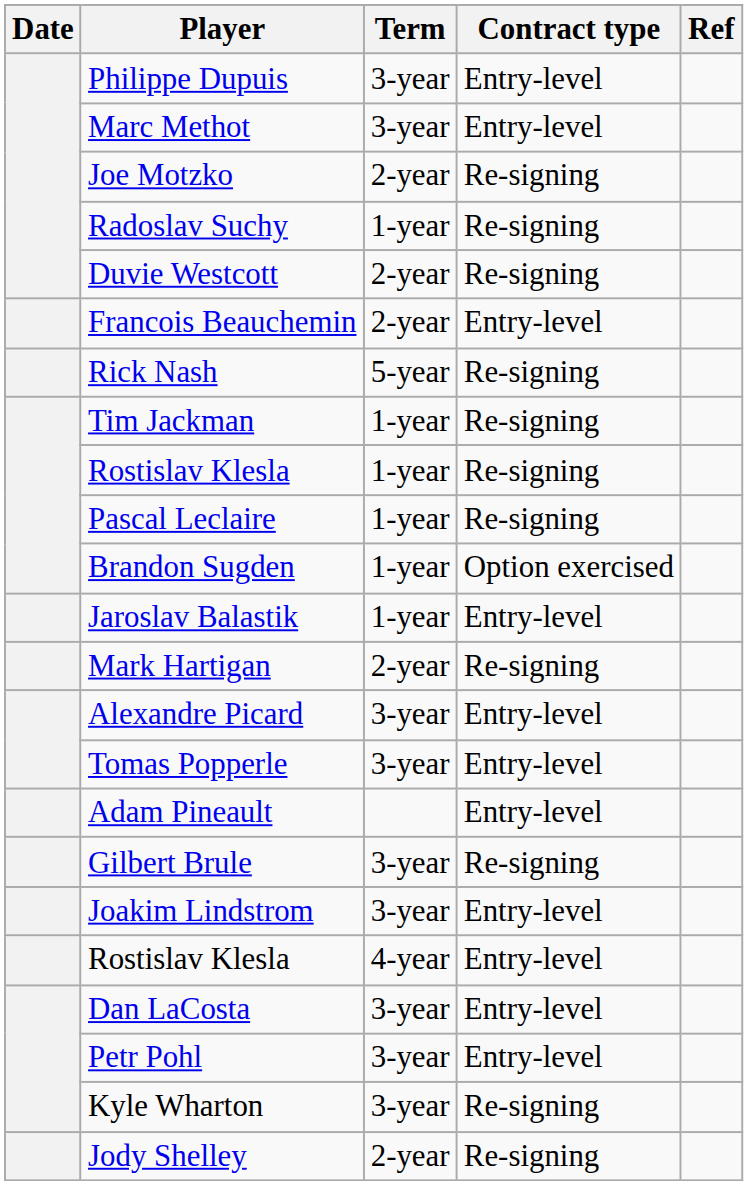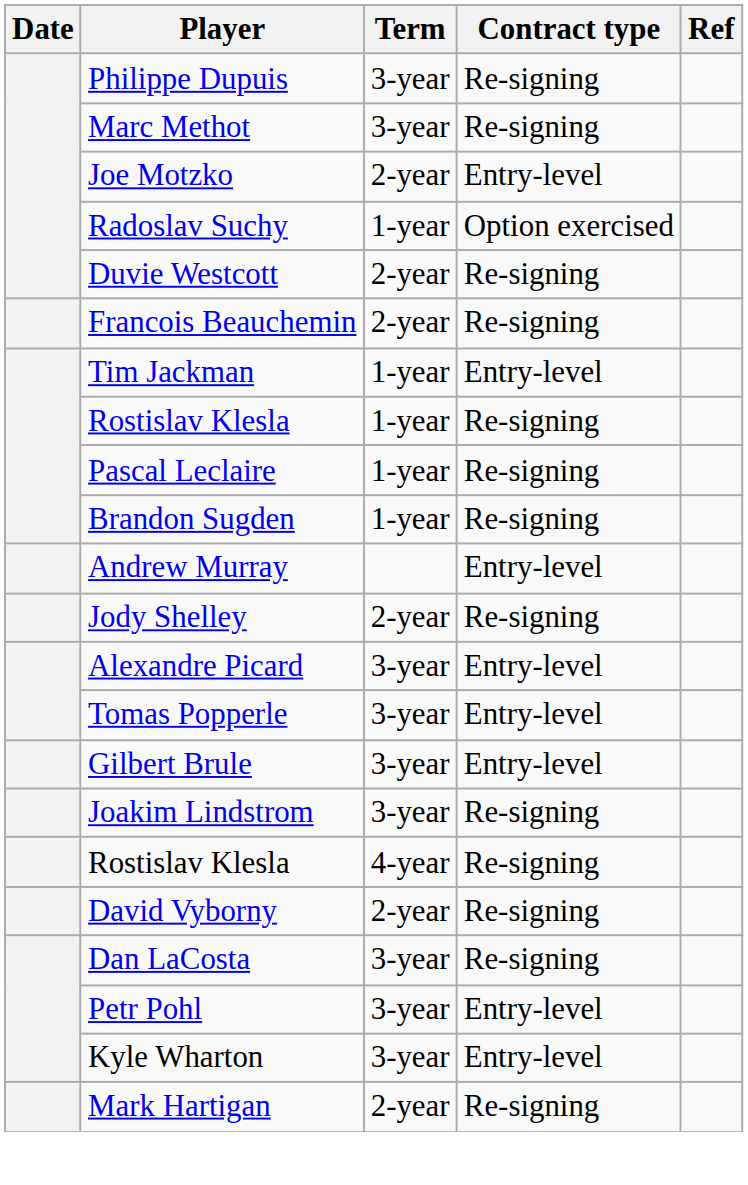(533, 77) Entry-level -> (532, 77) Re-signing
(533, 126) Entry-level -> (532, 126) Re-signing
(532, 175) Re-signing -> (533, 175) Entry-level
(532, 224) Re-signing -> (569, 224) Option exercised
(533, 322) Entry-level -> (532, 322) Re-signing
- row: (153, 371)
(532, 420) Re-signing -> (533, 371) Entry-level
(569, 567) Option exercised -> (532, 518) Re-signing
+ row: (188, 567)
- row: (193, 616)
rows swapped: (179, 665) <-> (167, 1155)
- row: (180, 812)
(532, 861) Re-signing -> (533, 763) Entry-level
(533, 910) Entry-level -> (532, 812) Re-signing
(533, 959) Entry-level -> (532, 861) Re-signing
+ row: (183, 910)
(533, 1008) Entry-level -> (532, 959) Re-signing
(532, 1106) Re-signing -> (533, 1057) Entry-level
